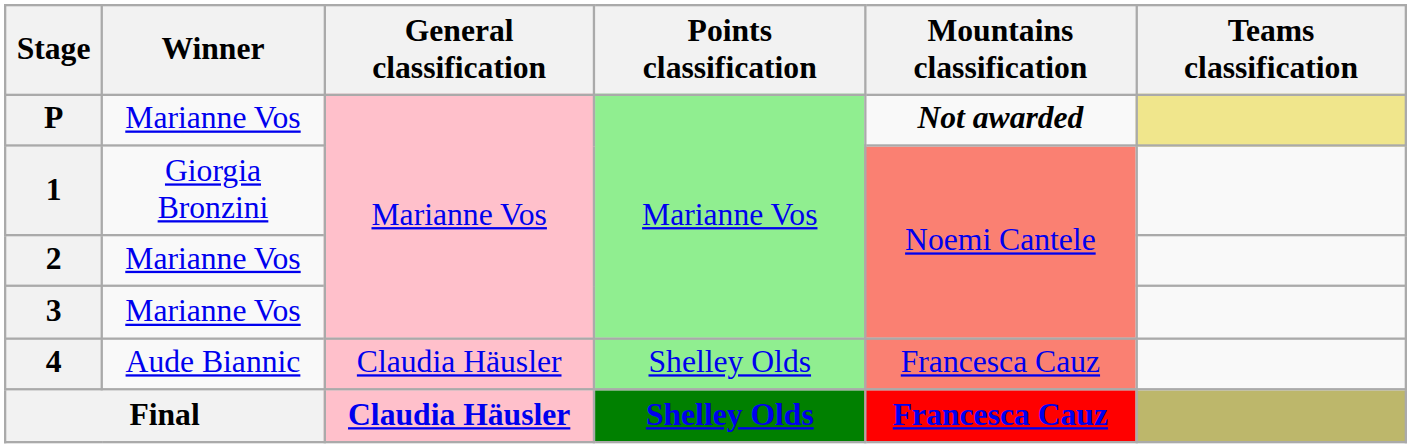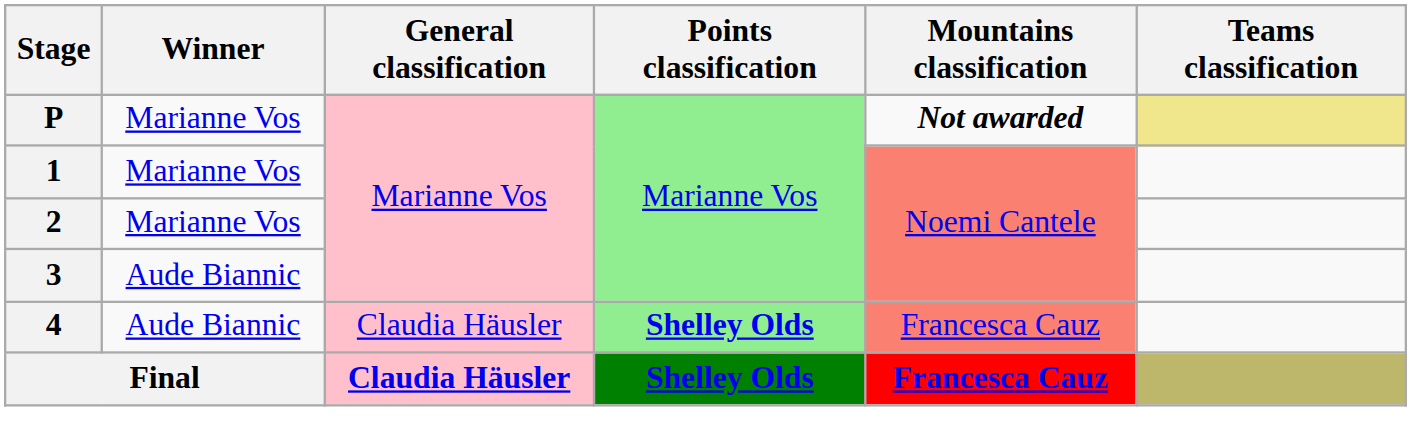(213, 188) Giorgia Bronzini -> (213, 170) Marianne Vos
(213, 310) Marianne Vos -> (213, 273) Aude Biannic
(730, 362) normal -> (730, 325) bold
